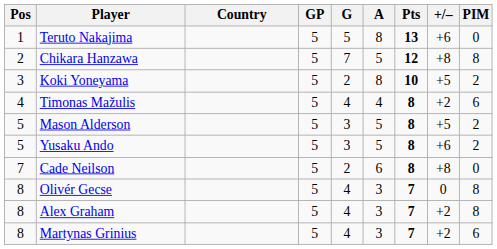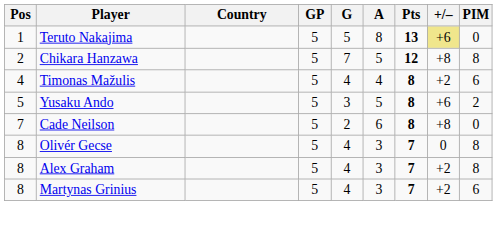(443, 37) no background -> (443, 37) khaki background
- row: (84, 80)
- row: (85, 124)
